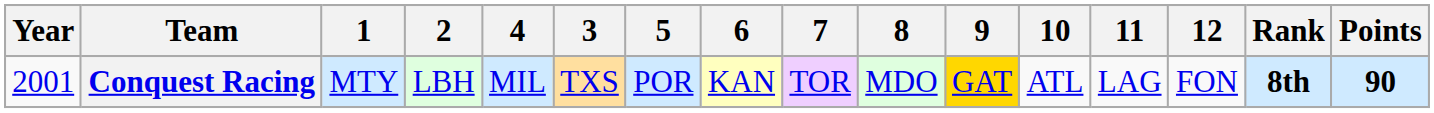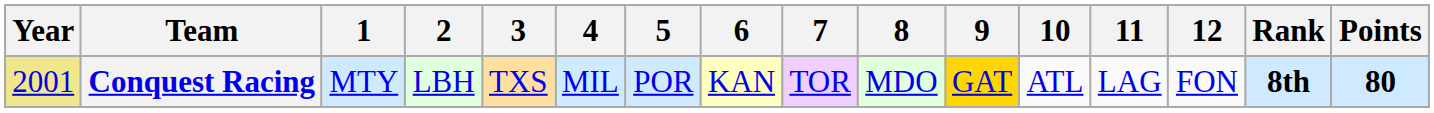columns swapped: (590, 30) <-> (517, 30)
(43, 81) no background -> (43, 81) khaki background
(1380, 81) 90 -> (1380, 81) 80
